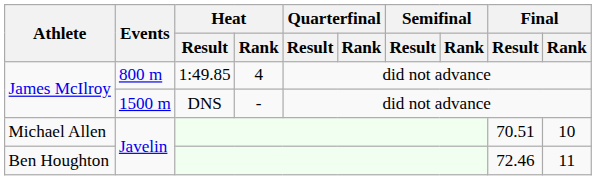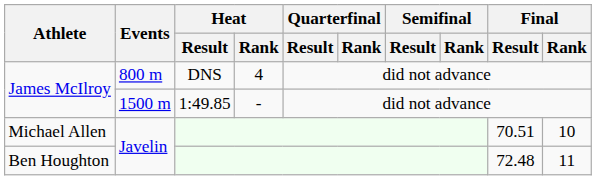(205, 75) 1:49.85 -> (205, 75) DNS
(205, 103) DNS -> (205, 103) 1:49.85
(515, 160) 72.46 -> (515, 160) 72.48
